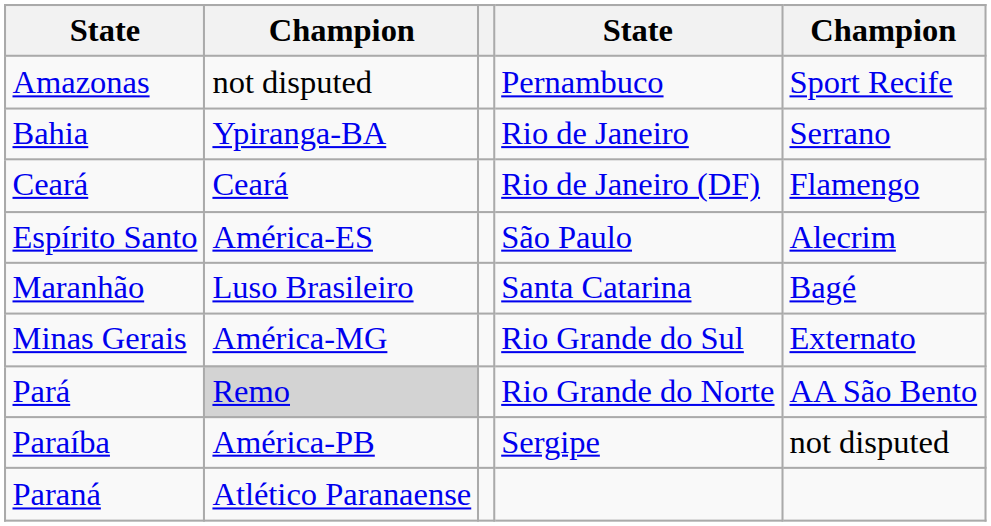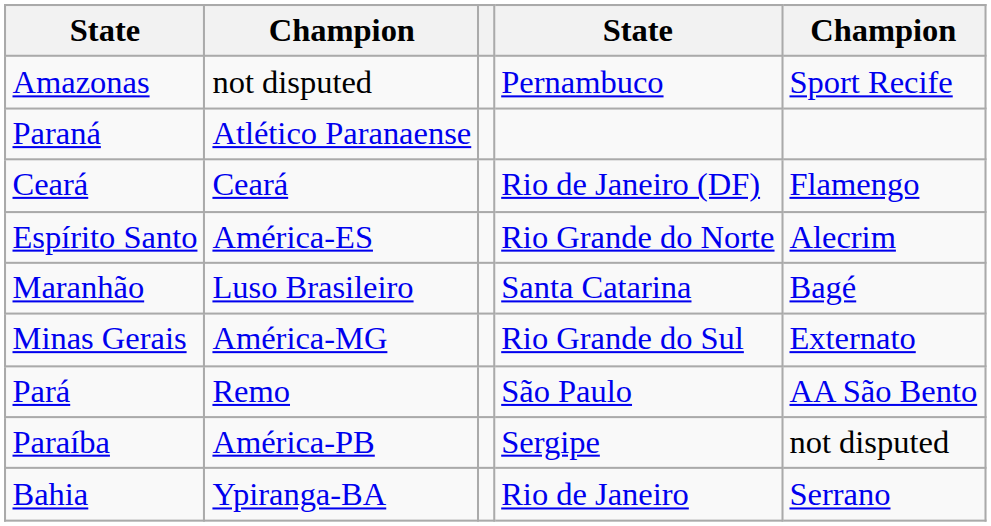rows swapped: (50, 133) <-> (57, 493)
(567, 236) São Paulo -> (638, 236) Rio Grande do Norte
(251, 390) lightgrey background -> (251, 390) no background
(638, 390) Rio Grande do Norte -> (567, 390) São Paulo
